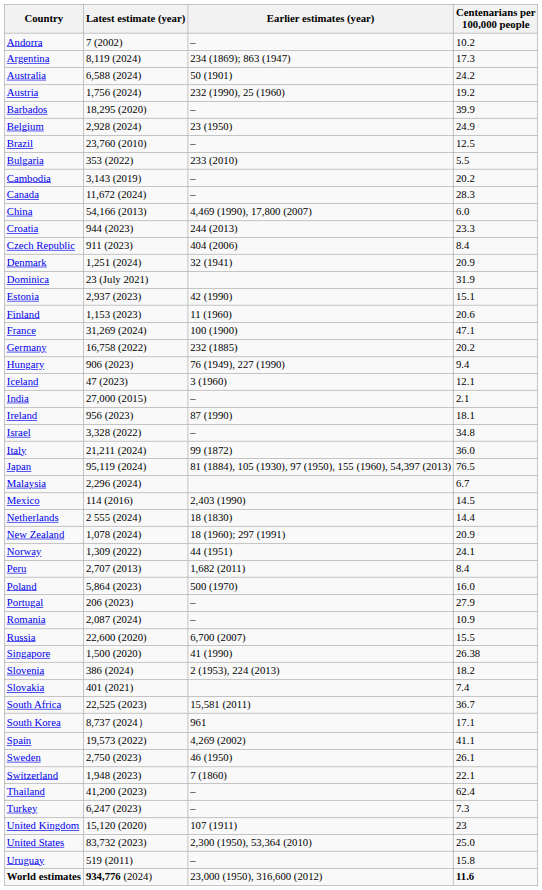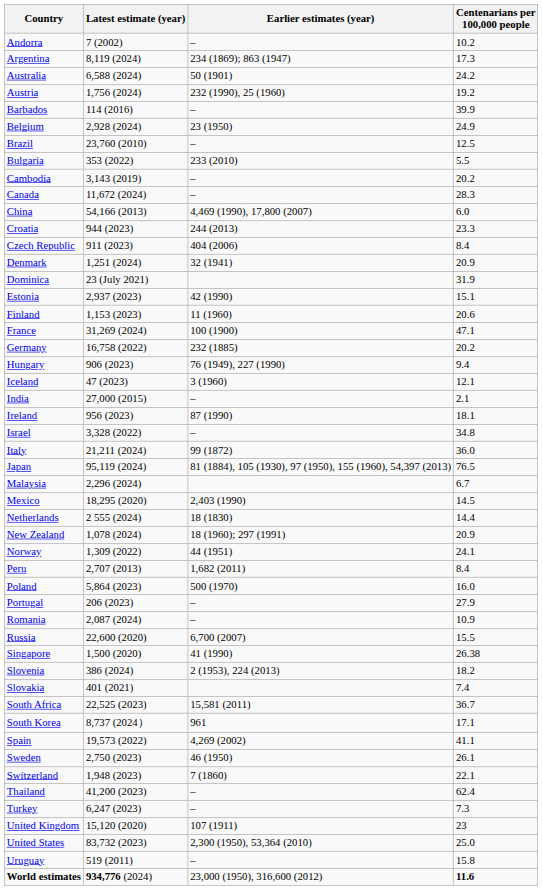(116, 110) 18,295 (2020) -> (109, 110) 114 (2016)
(109, 501) 114 (2016) -> (116, 501) 18,295 (2020)
